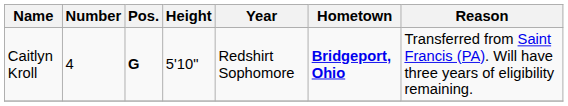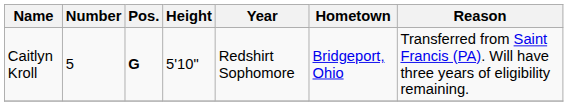(70, 64) 4 -> (70, 64) 5
(351, 64) bold -> (349, 64) normal
